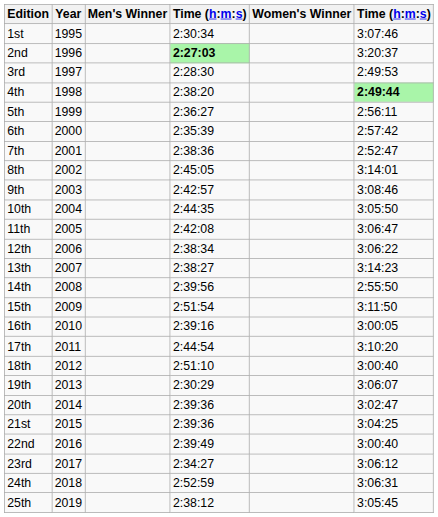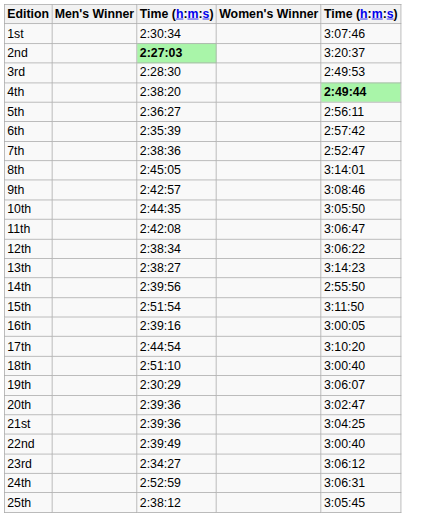- column: (68, 14)
